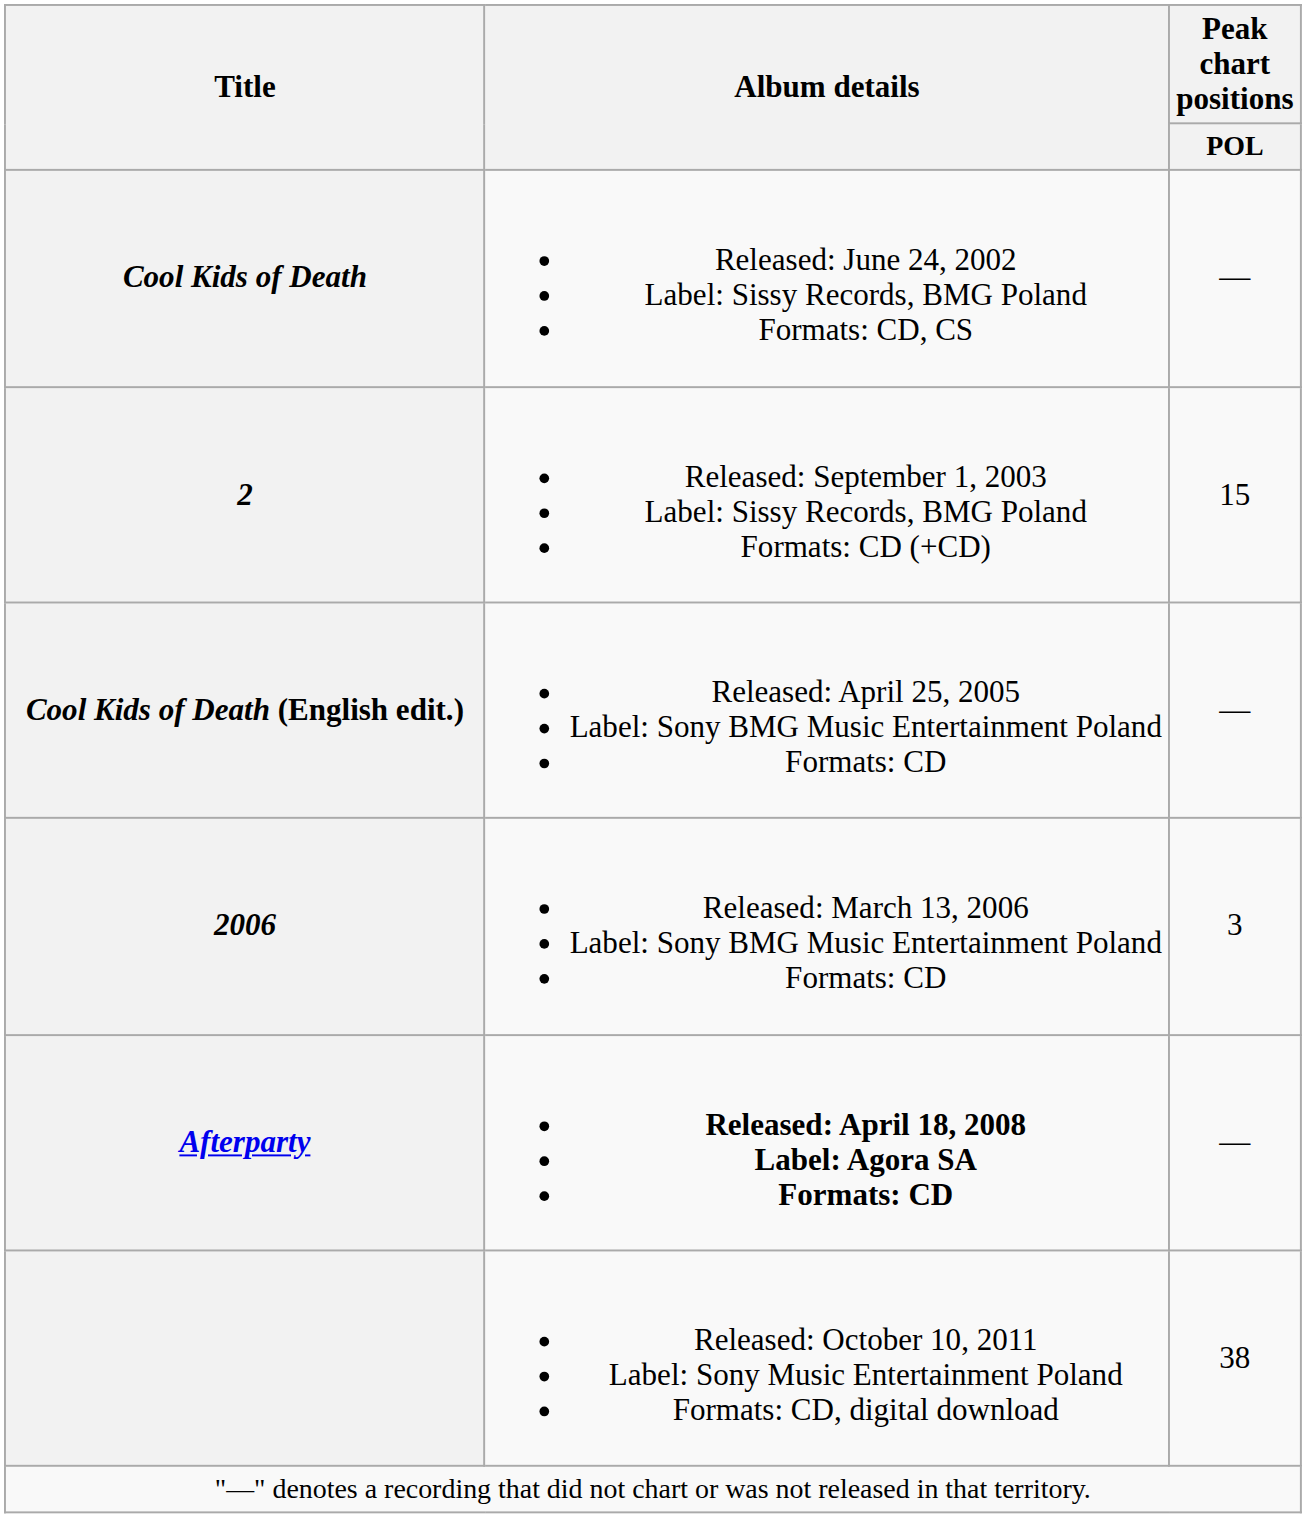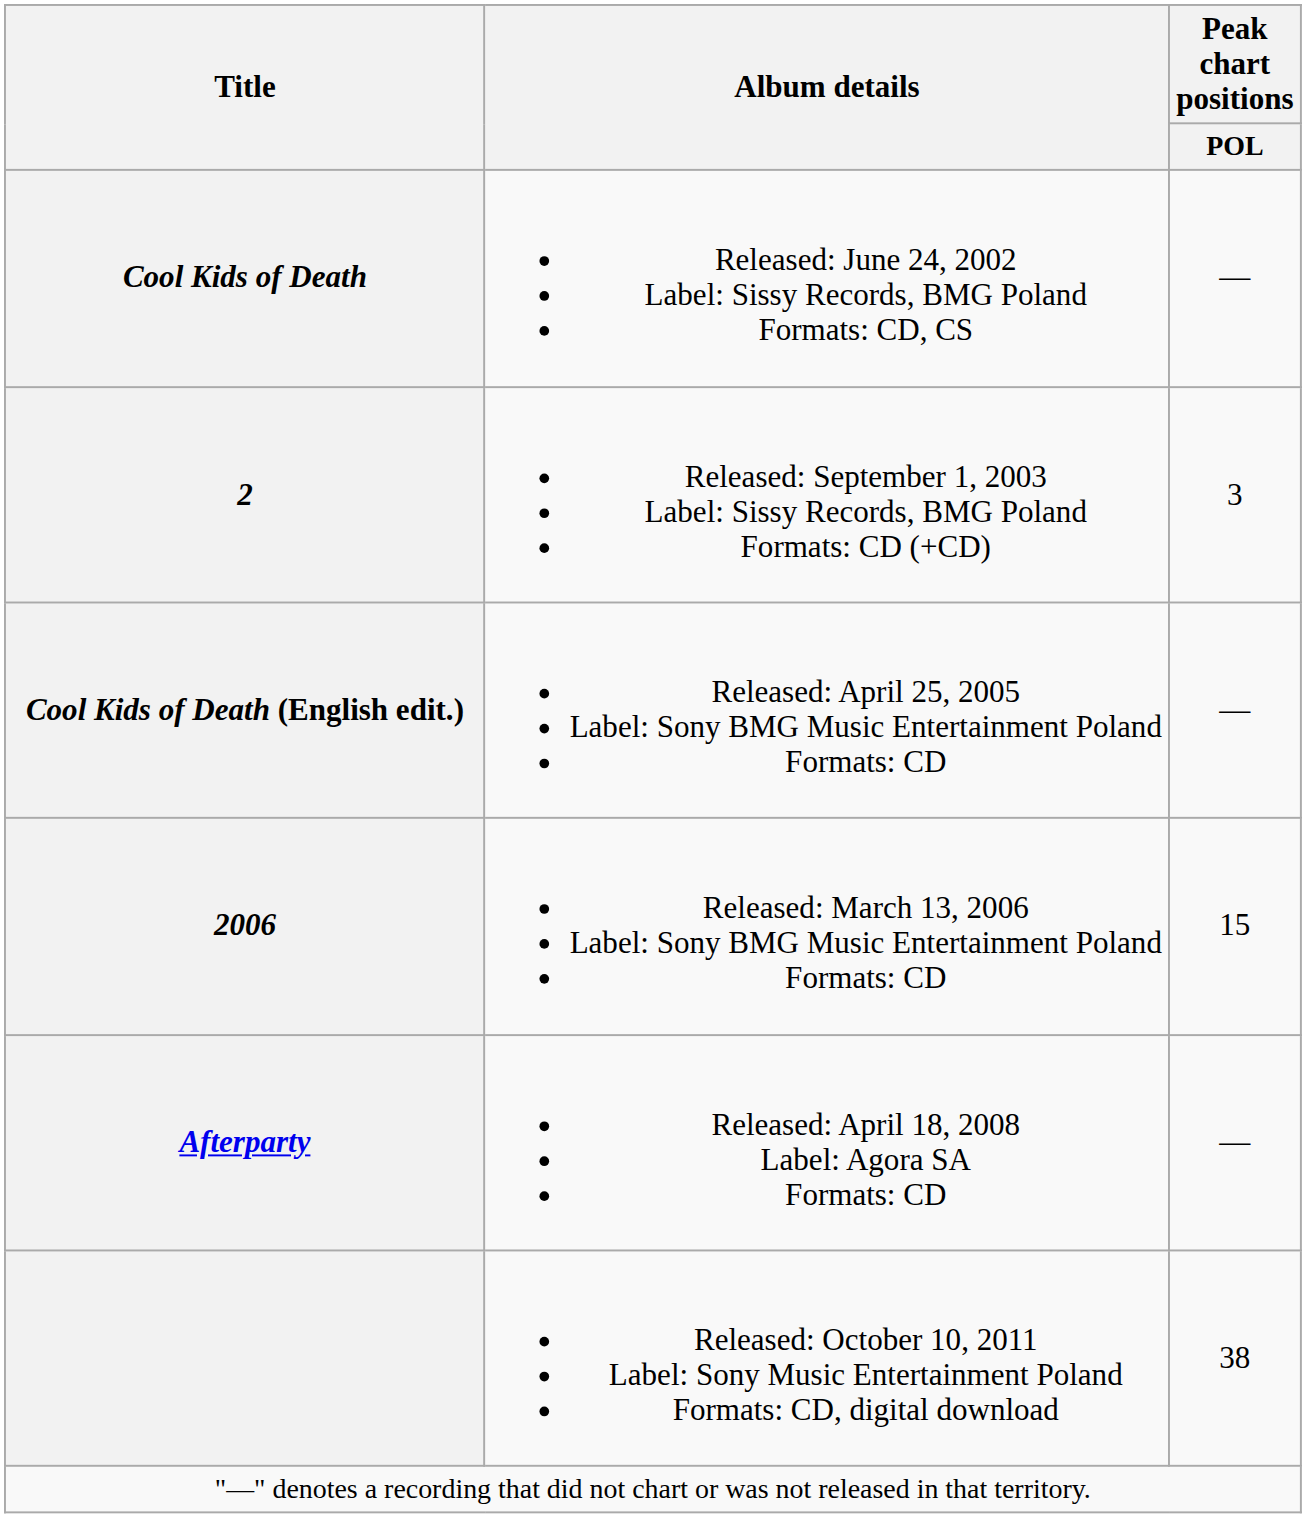(1235, 493) 15 -> (1235, 493) 3
(1235, 925) 3 -> (1235, 925) 15
(827, 1160) bold -> (827, 1160) normal
